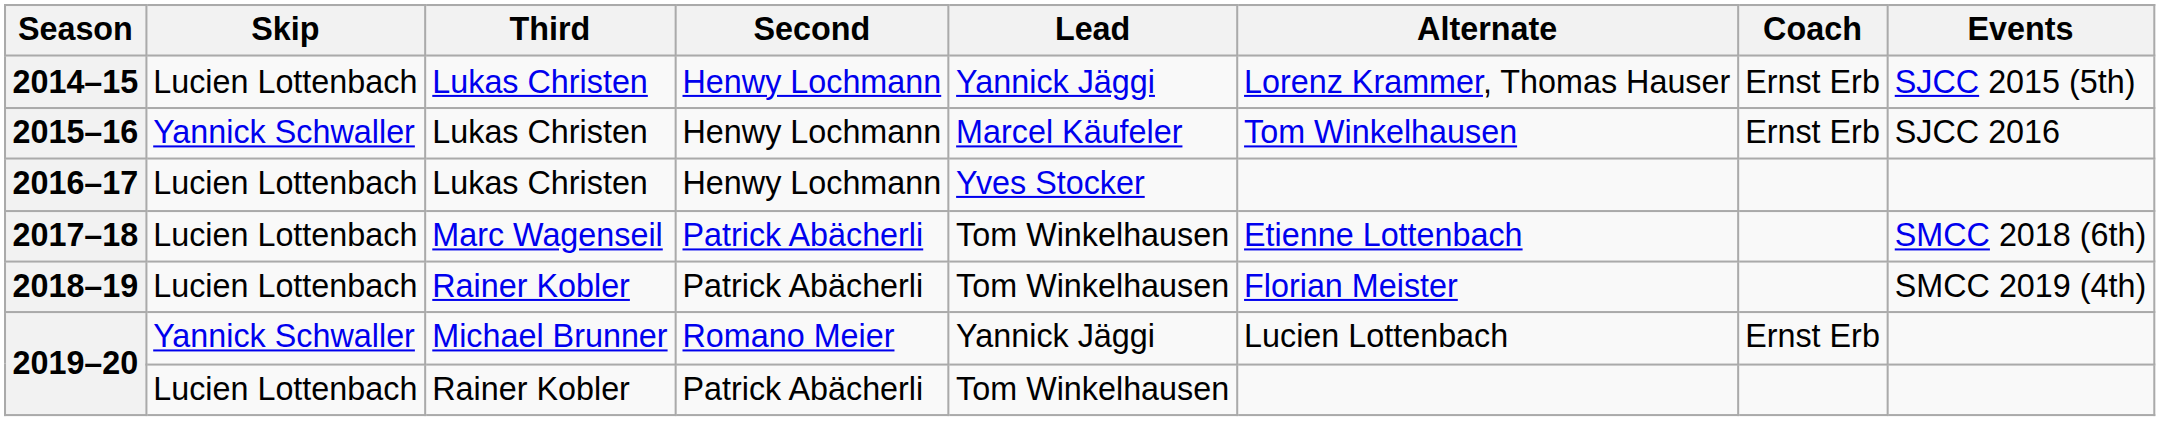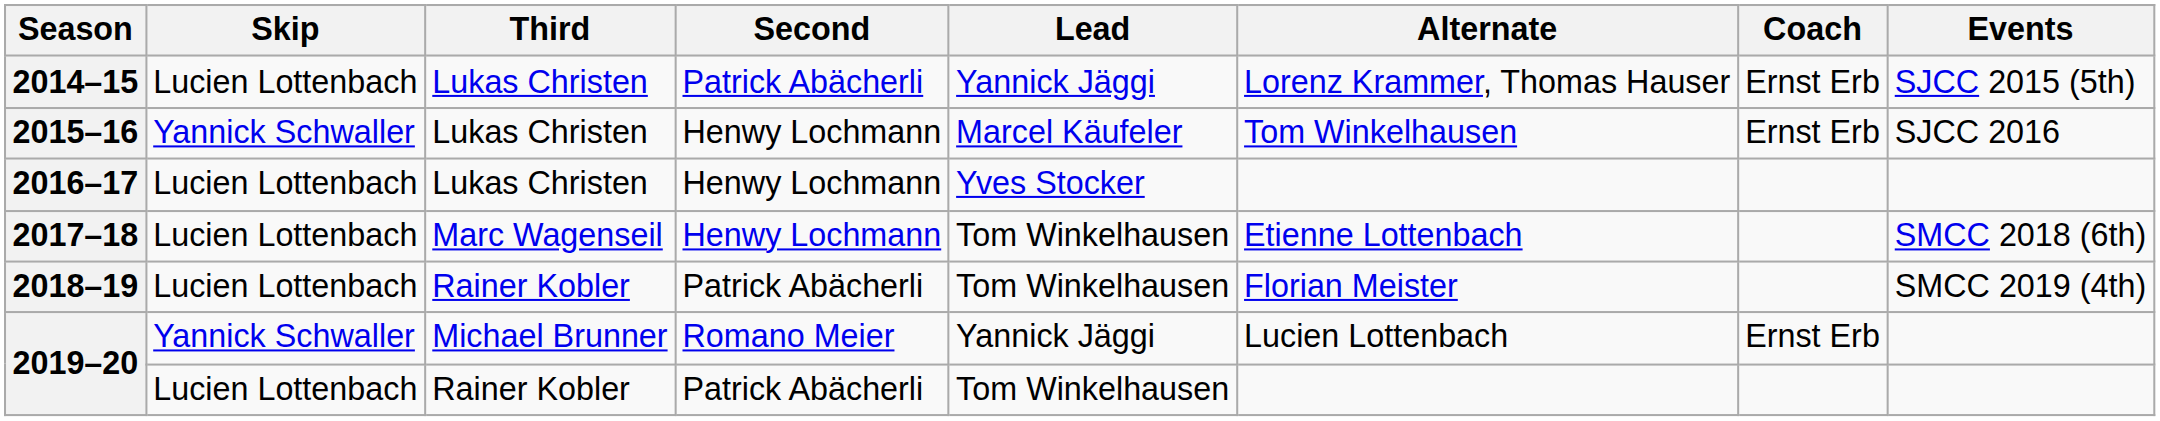(812, 81) Henwy Lochmann -> (803, 81) Patrick Abächerli
(803, 235) Patrick Abächerli -> (812, 235) Henwy Lochmann
